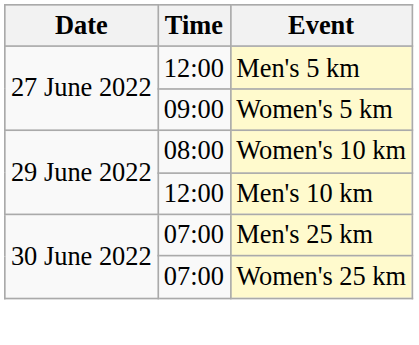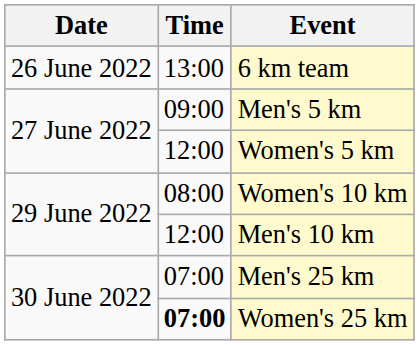+ row: (293, 67)
(194, 67) 12:00 -> (194, 109) 09:00
(194, 109) 09:00 -> (194, 151) 12:00
(194, 276) normal -> (195, 318) bold
